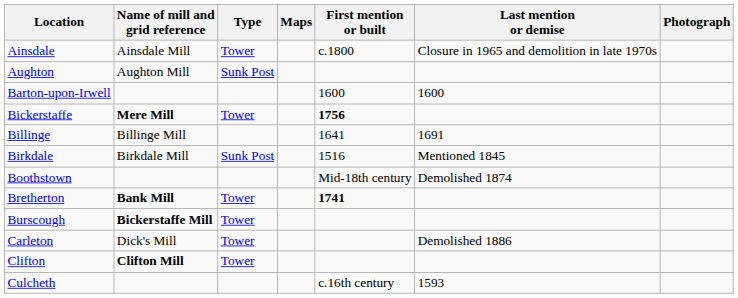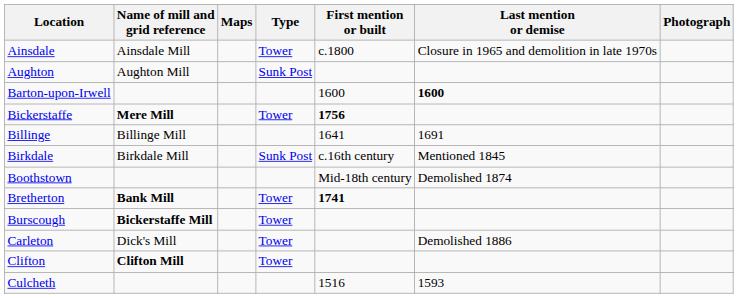columns swapped: (247, 22) <-> (296, 22)
(431, 93) normal -> (431, 93) bold
(331, 156) 1516 -> (356, 156) c.16th century
(356, 282) c.16th century -> (331, 282) 1516
